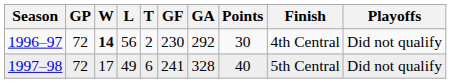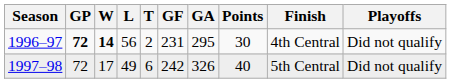(80, 41) normal -> (80, 41) bold
(173, 41) 230 -> (173, 41) 231
(203, 41) 292 -> (203, 41) 295
(173, 66) 241 -> (173, 66) 242
(203, 66) 328 -> (203, 66) 326
